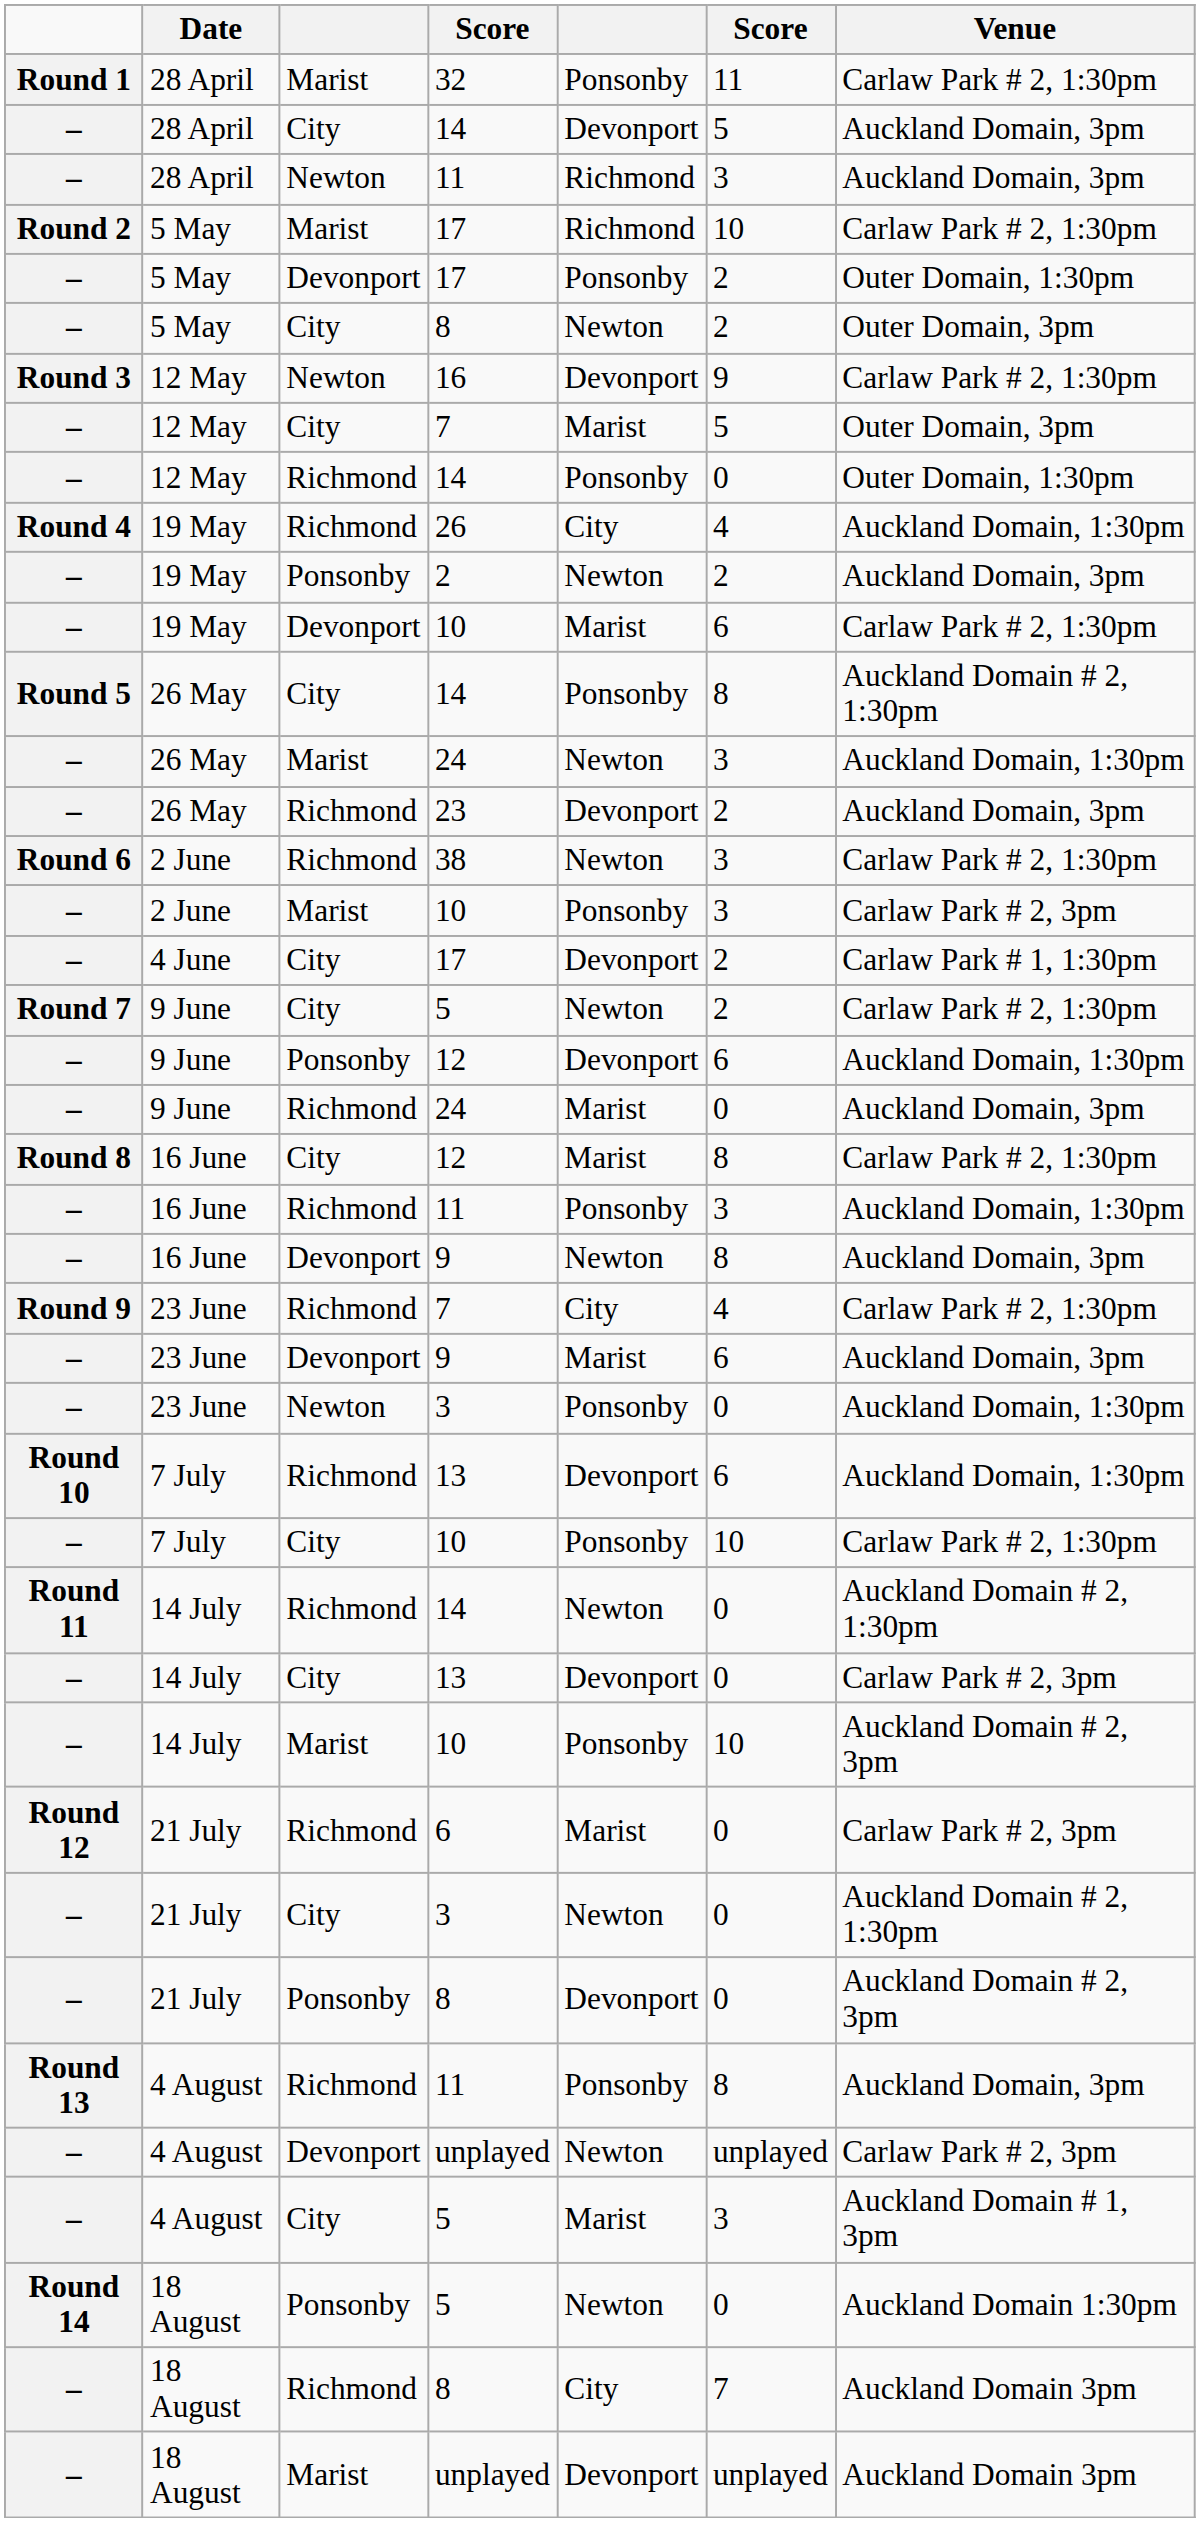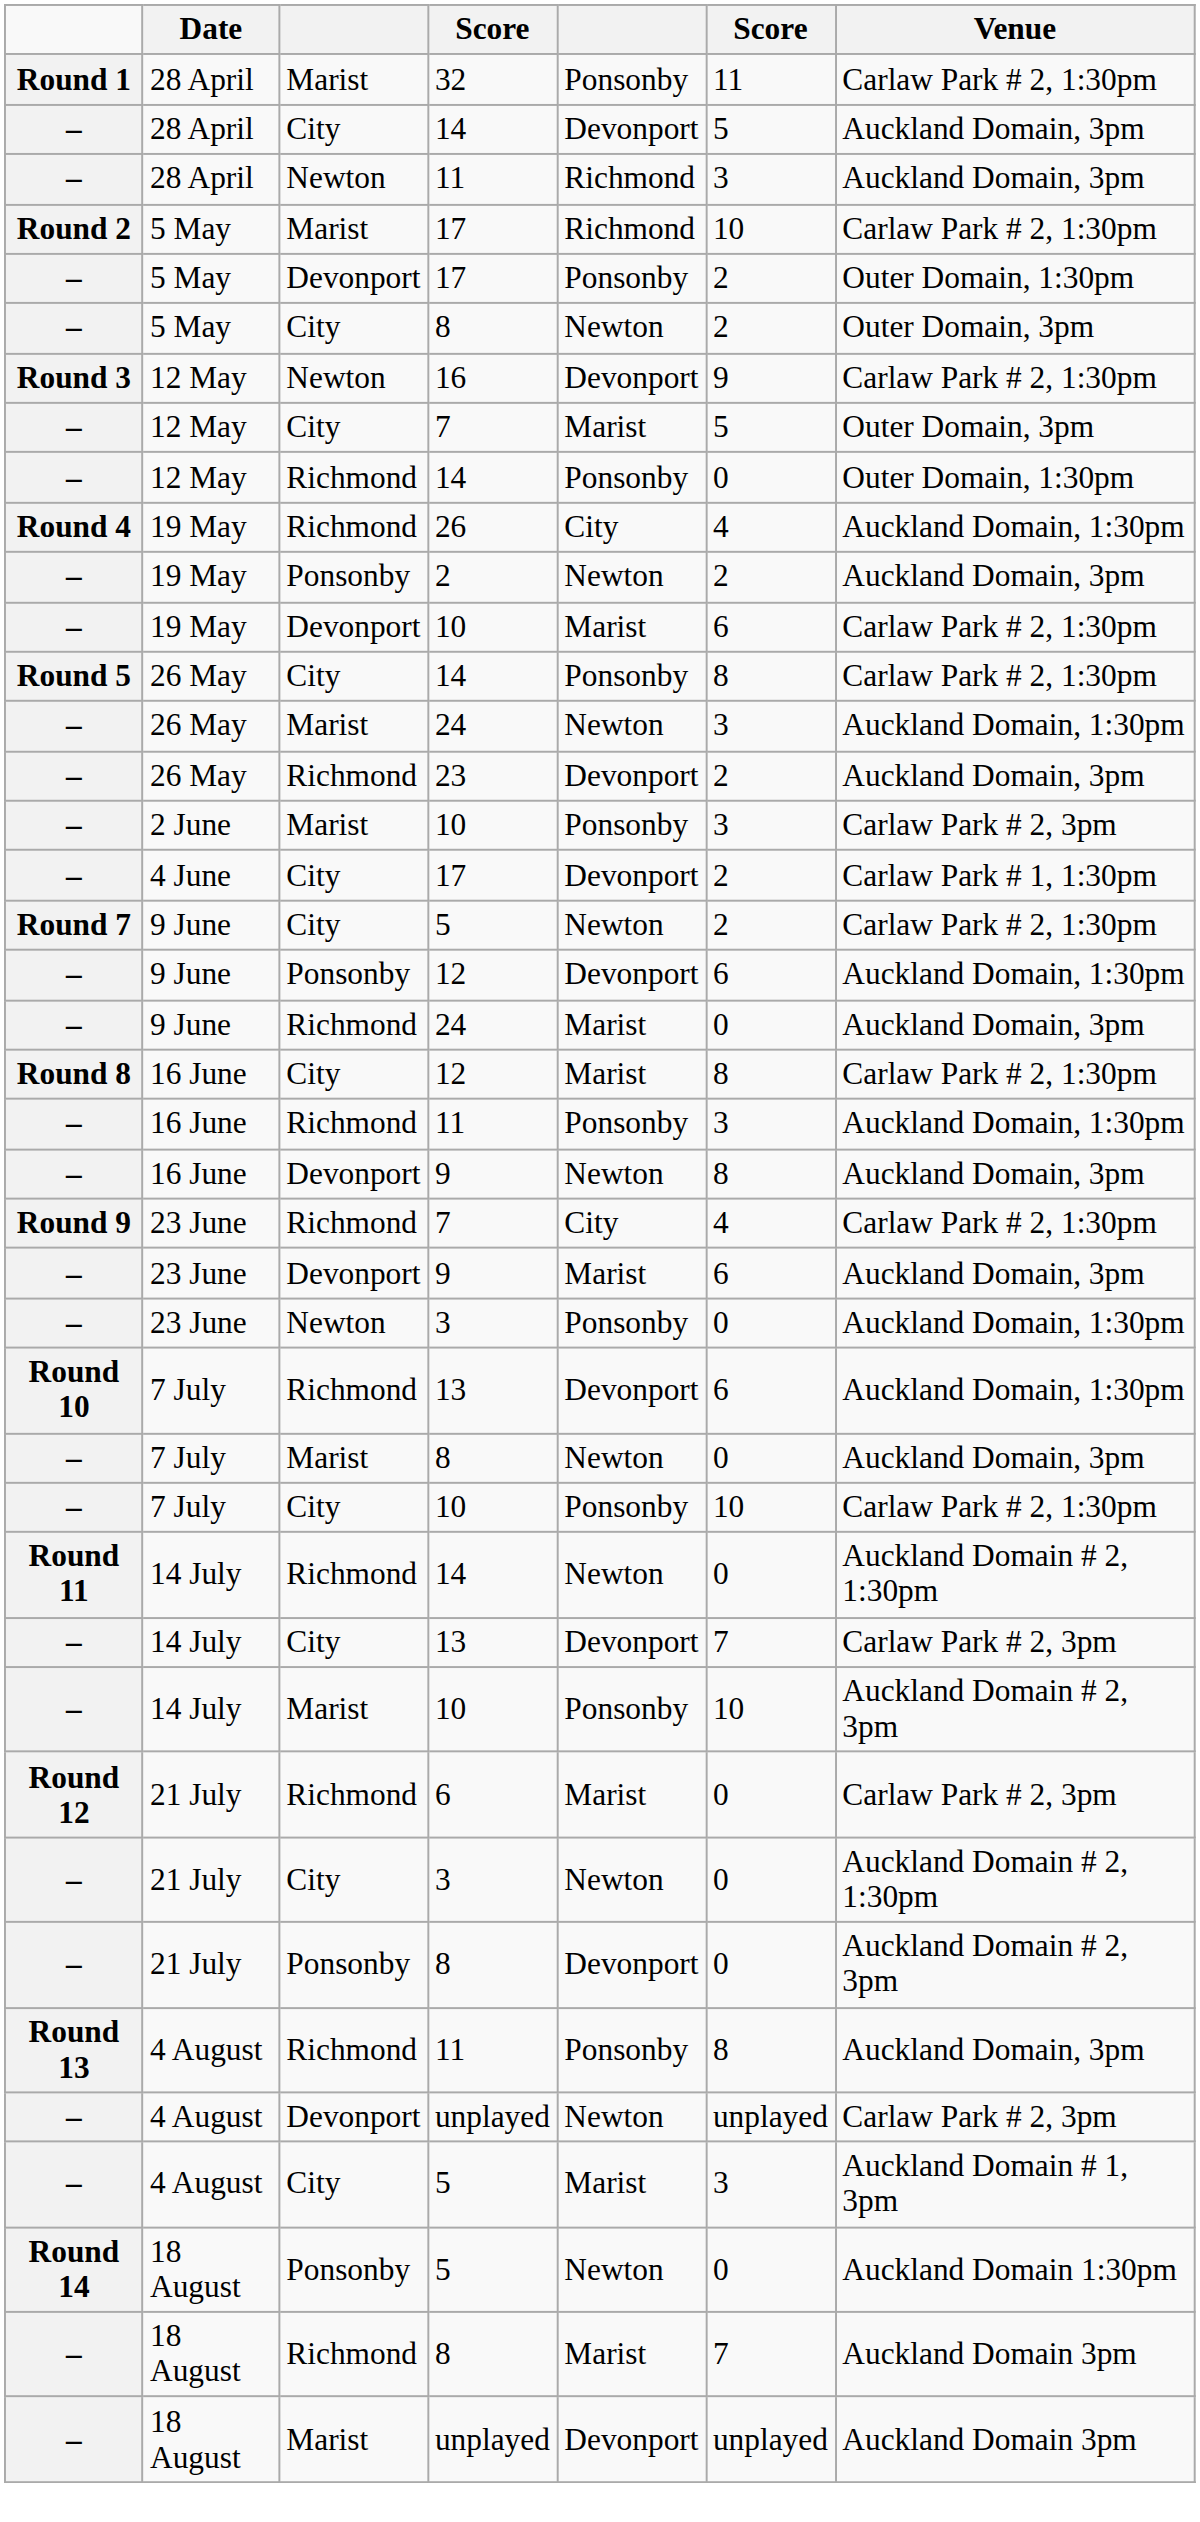(985, 693) Auckland Domain # 2, 1:30pm -> (1000, 675) Carlaw Park # 2, 1:30pm
- row: (191, 860)
+ row: (188, 1457)
(721, 1676) 0 -> (721, 1641) 7
(591, 2389) City -> (605, 2353) Marist
